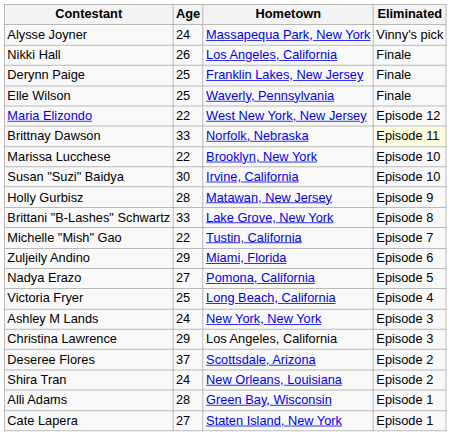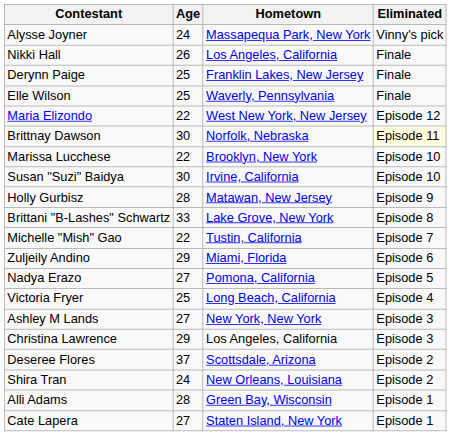(183, 136) 33 -> (183, 136) 30
(183, 319) 24 -> (183, 319) 27
